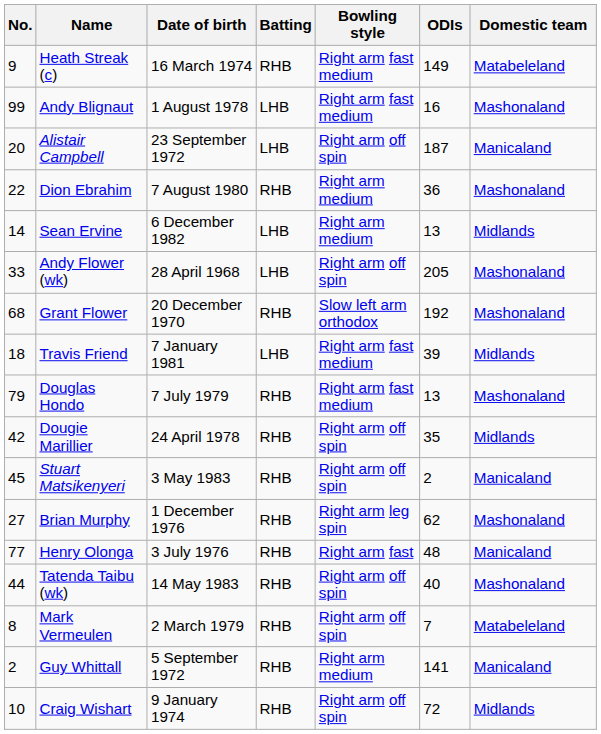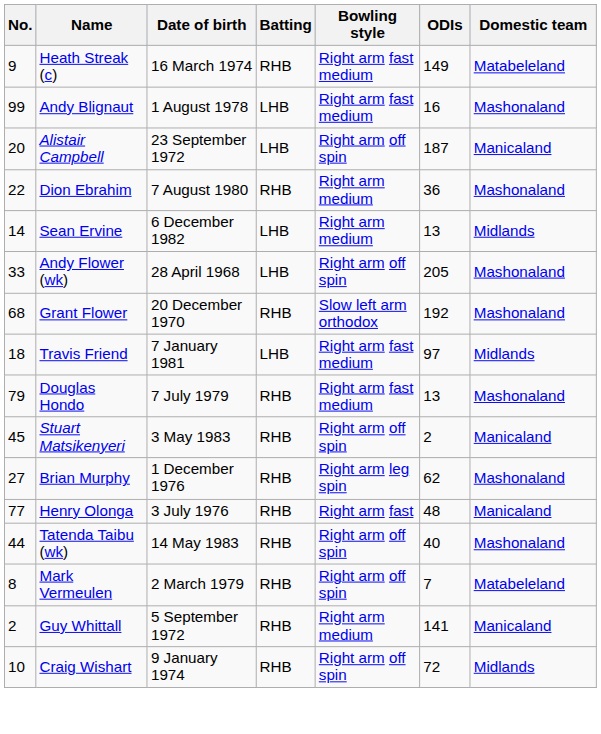(432, 354) 39 -> (432, 354) 97
- row: (66, 437)
